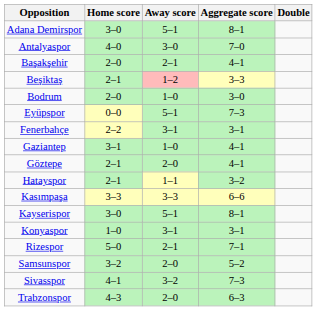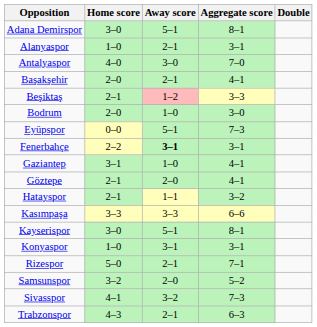+ row: (44, 46)
(170, 130) normal -> (170, 146) bold
(170, 297) 2–0 -> (170, 314) 2–1
